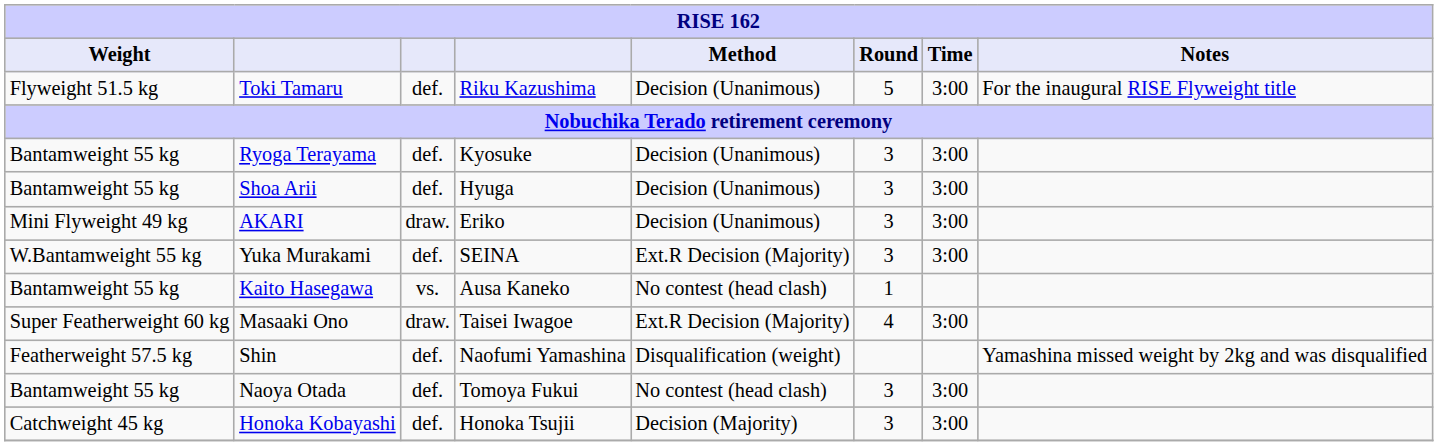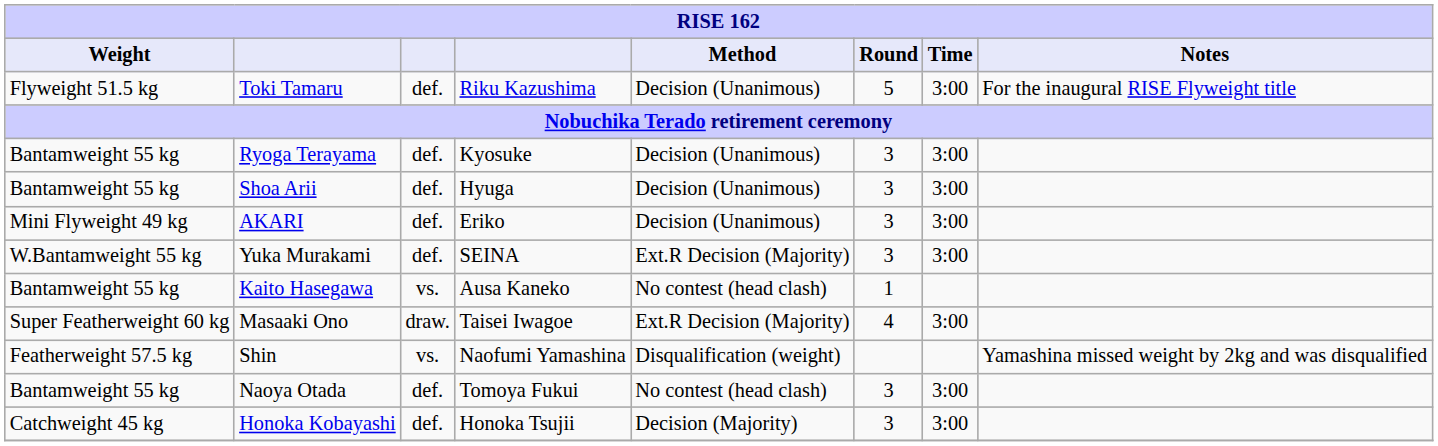(428, 222) draw. -> (428, 222) def.
(428, 356) def. -> (428, 356) vs.
